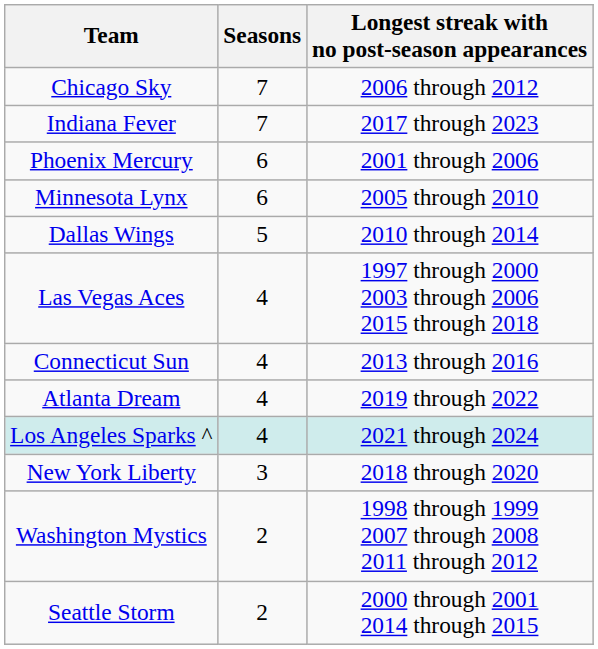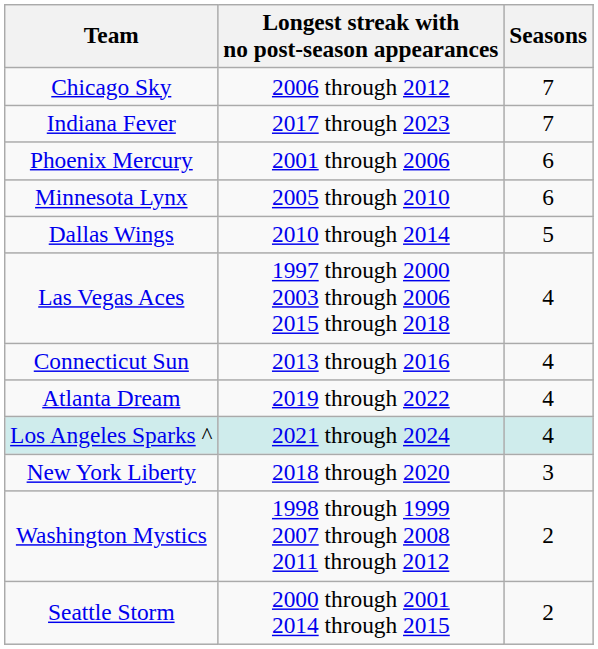columns swapped: (450, 36) <-> (262, 36)
